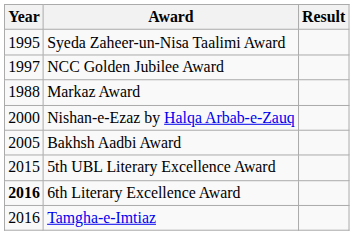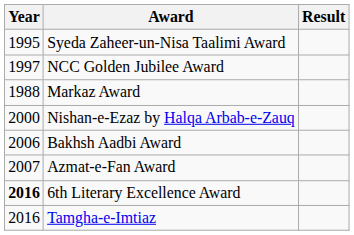(24, 142) 2005 -> (24, 142) 2006
+ row: (111, 167)
- row: (161, 167)
